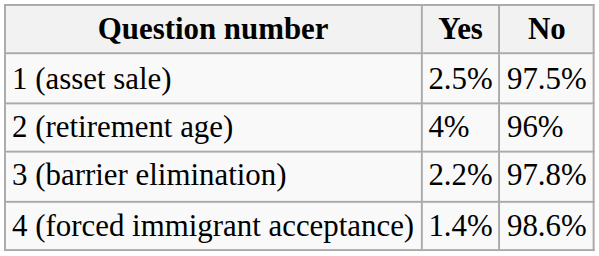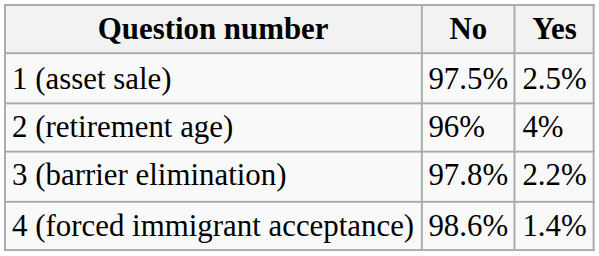columns swapped: (461, 28) <-> (547, 28)
